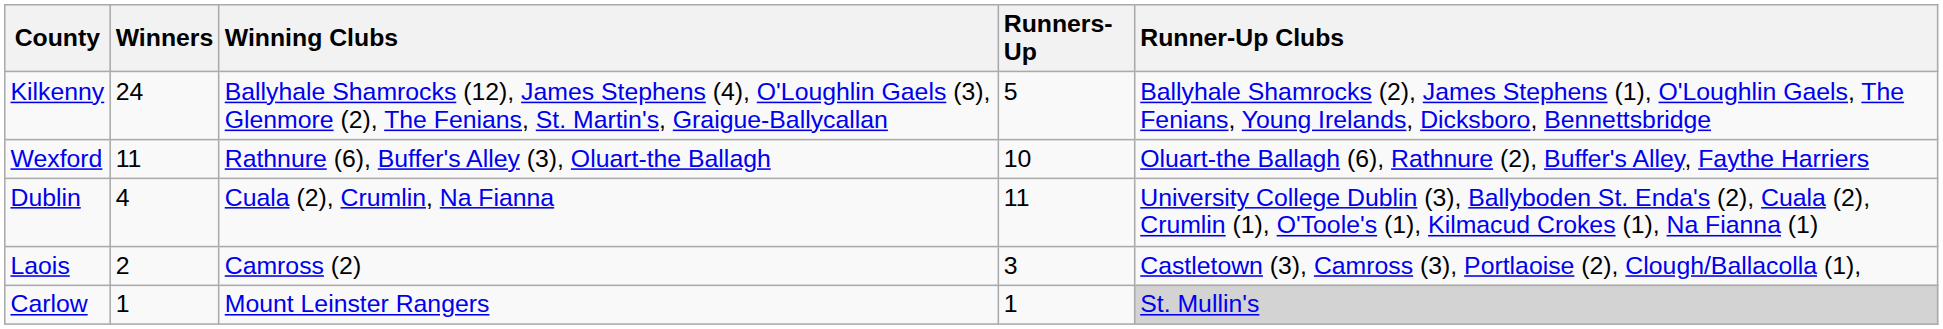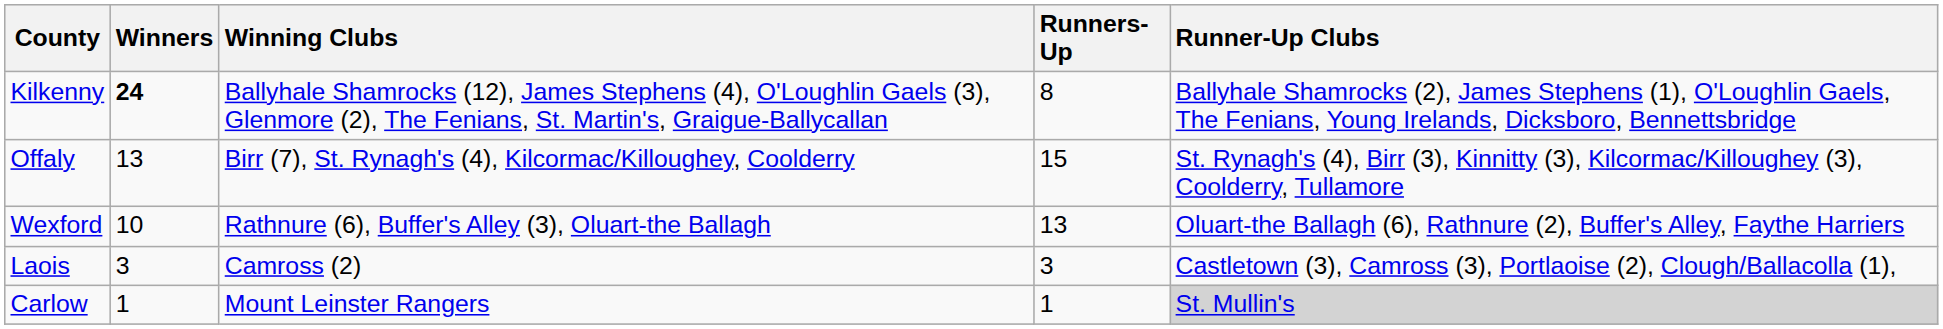(129, 91) normal -> (129, 91) bold
(1011, 91) 5 -> (1047, 91) 8
+ row: (43, 158)
(129, 158) 11 -> (129, 225) 10
(1018, 158) 10 -> (1053, 225) 13
- row: (46, 197)
(123, 265) 2 -> (123, 265) 3
